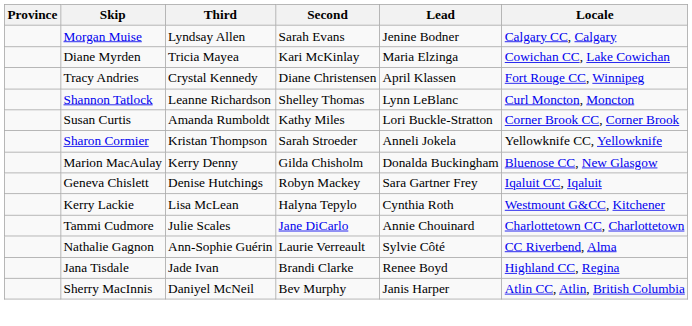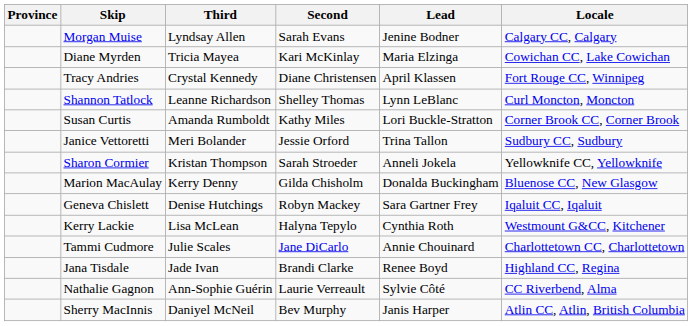+ row: (106, 141)
rows swapped: (109, 246) <-> (96, 267)
